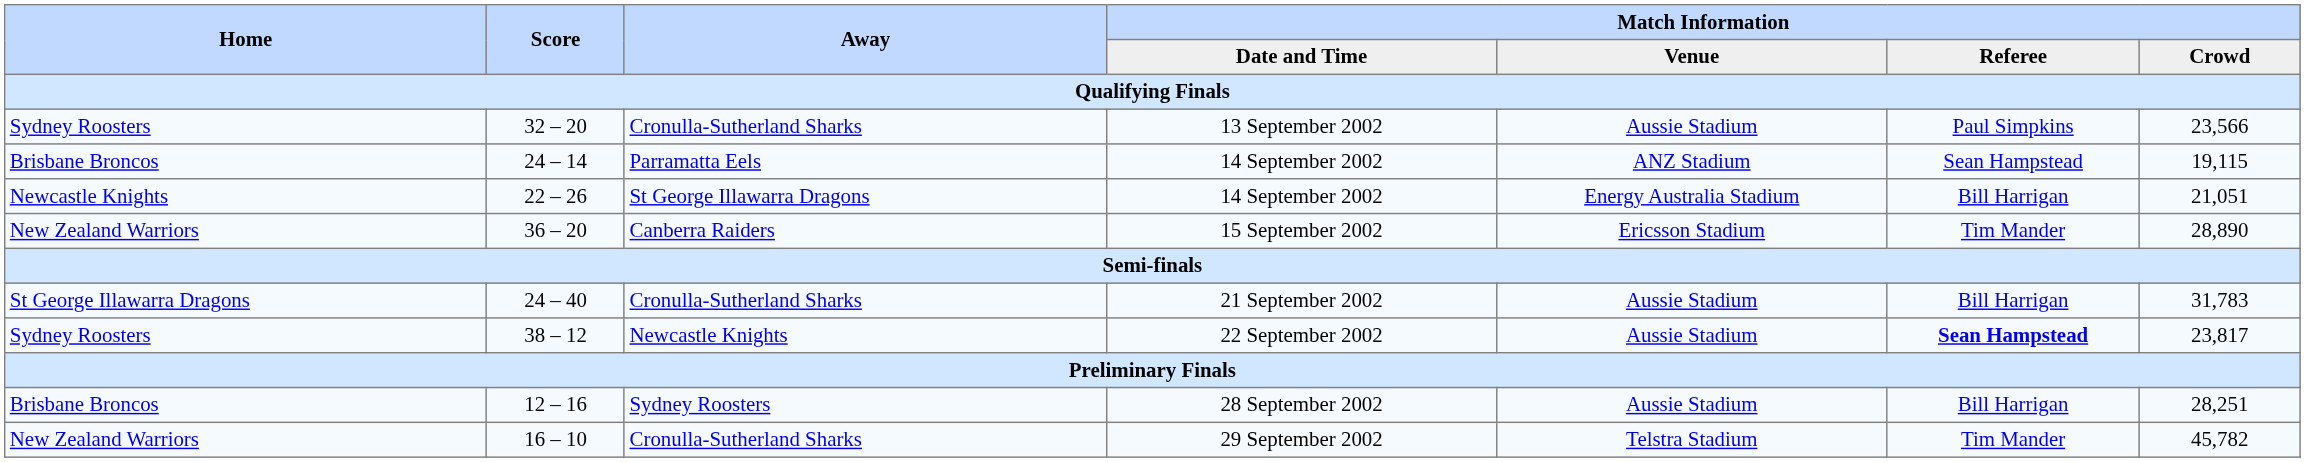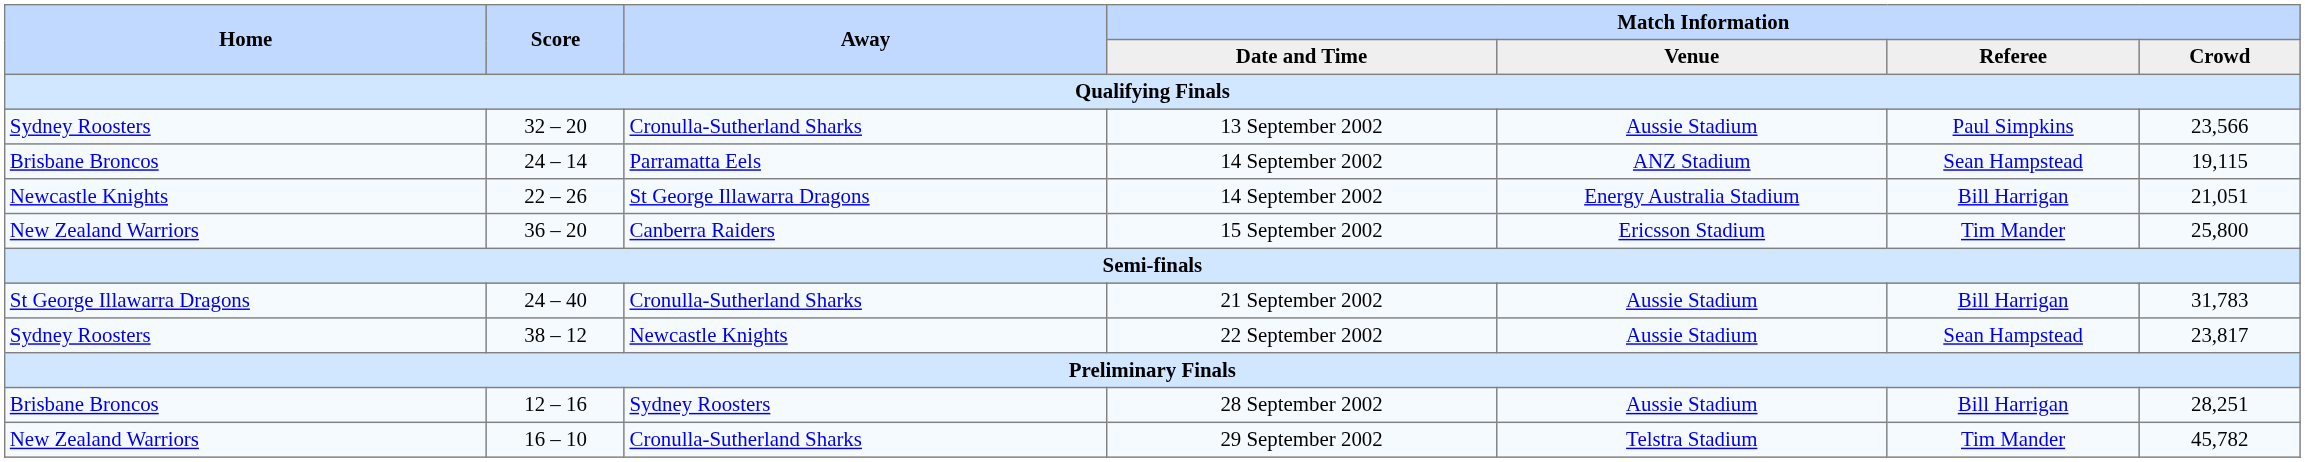(2220, 230) 28,890 -> (2220, 230) 25,800
(2013, 335) bold -> (2013, 335) normal
